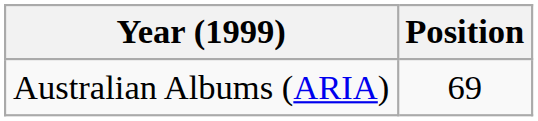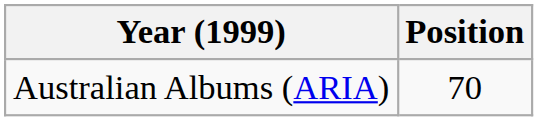(465, 86) 69 -> (465, 86) 70
